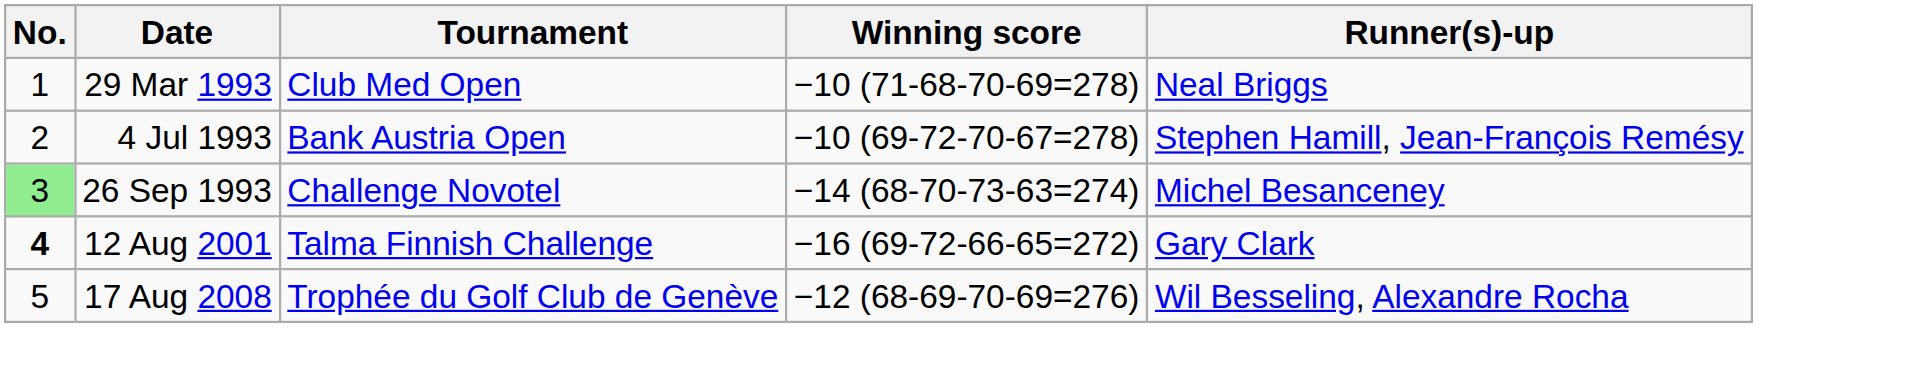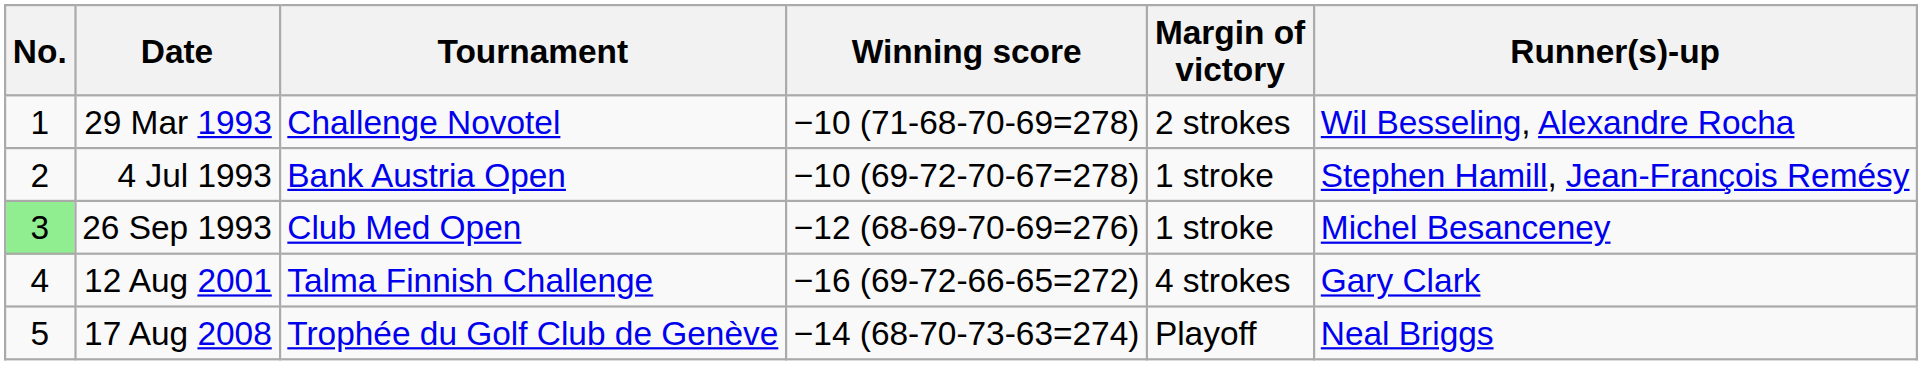+ column: (1230, 50)
(404, 85) Club Med Open -> (424, 122) Challenge Novotel
(1241, 85) Neal Briggs -> (1558, 122) Wil Besseling, Alexandre Rocha
(424, 191) Challenge Novotel -> (404, 228) Club Med Open
(967, 191) −14 (68-70-73-63=274) -> (967, 228) −12 (68-69-70-69=276)
(40, 244) bold -> (40, 281) normal
(967, 296) −12 (68-69-70-69=276) -> (967, 334) −14 (68-70-73-63=274)
(1392, 296) Wil Besseling, Alexandre Rocha -> (1407, 334) Neal Briggs
